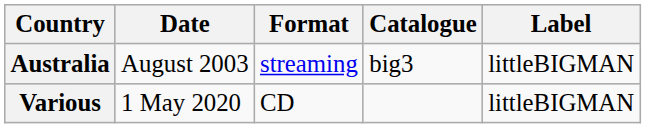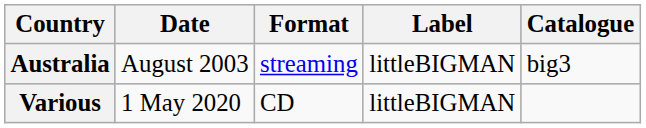columns swapped: (561, 24) <-> (423, 24)
